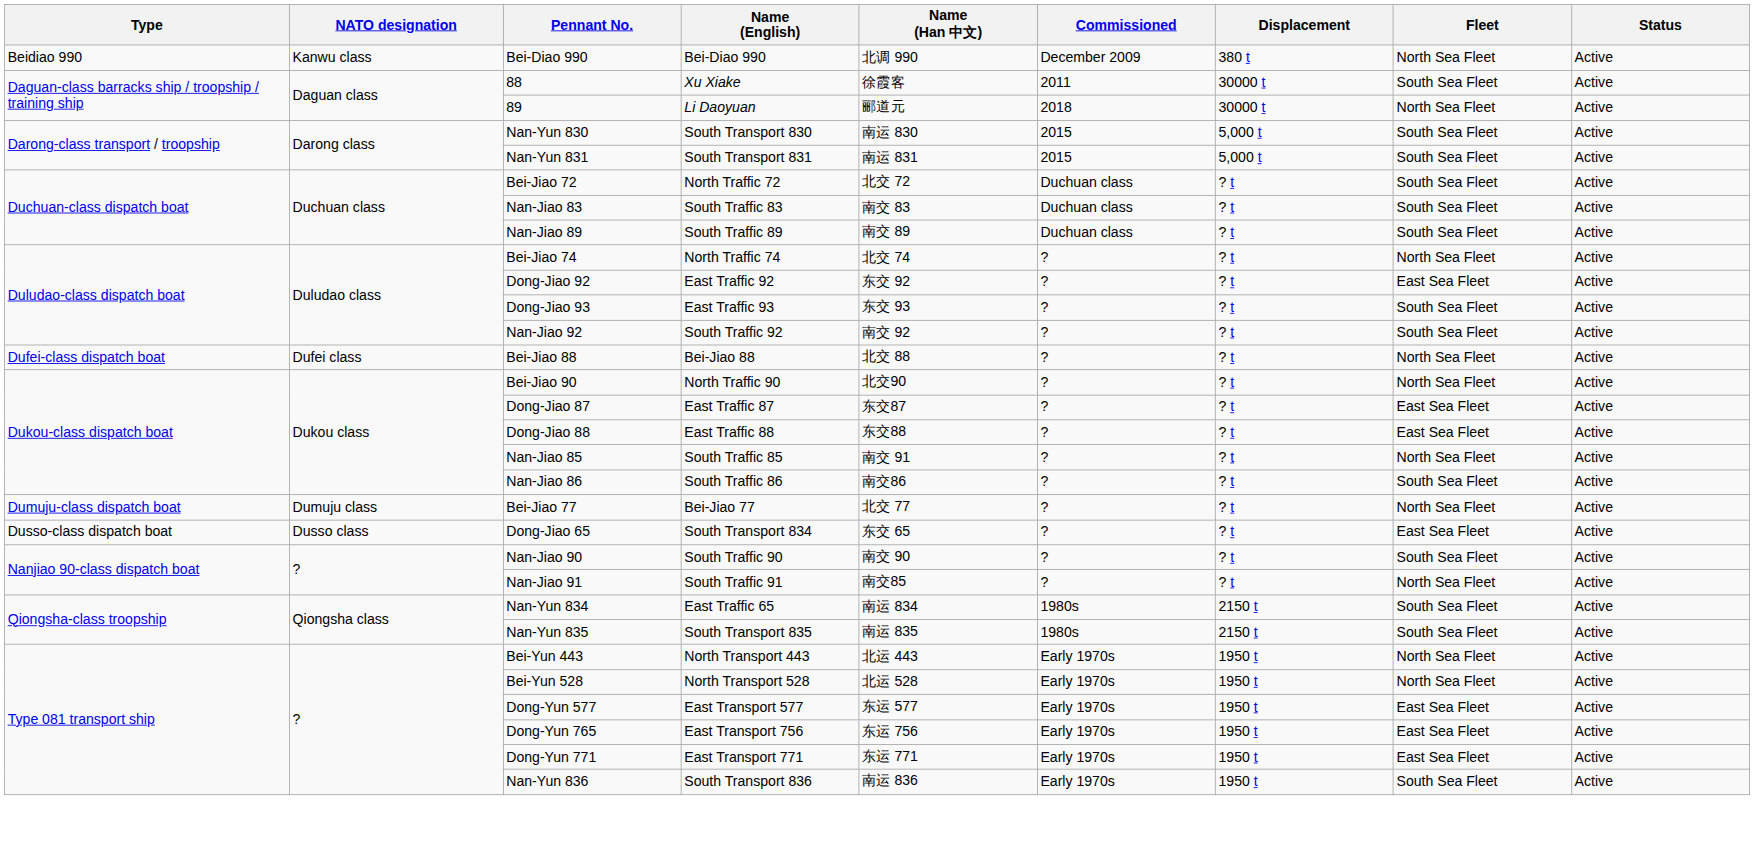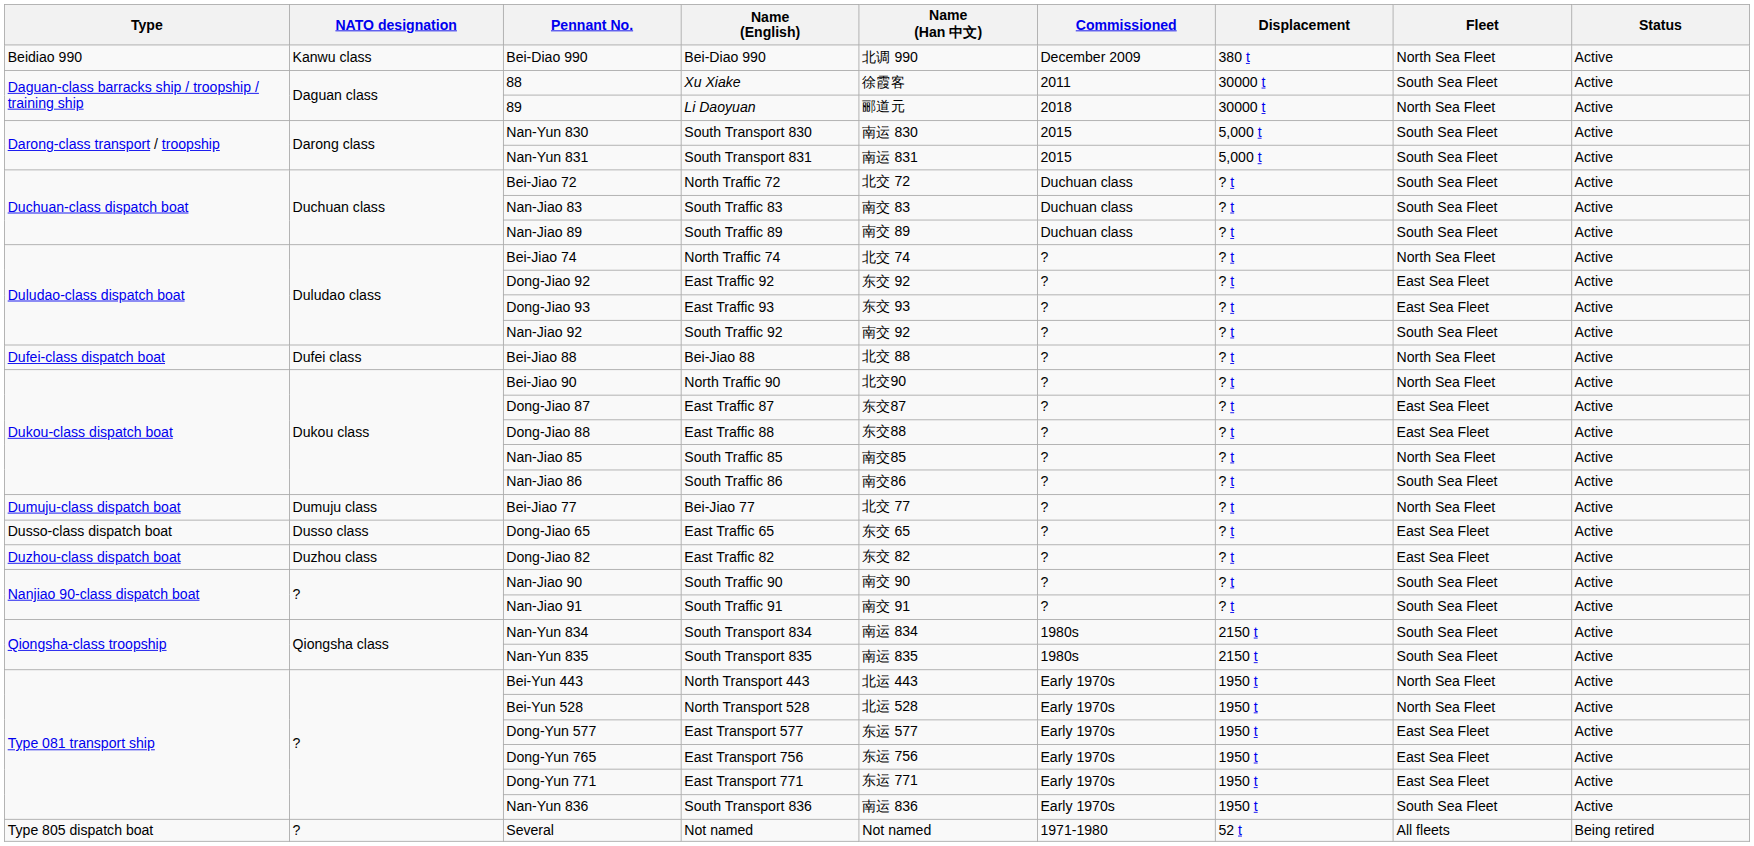(1447, 307) South Sea Fleet -> (1443, 307) East Sea Fleet
(886, 456) 南交 91 -> (884, 456) 南交85
(748, 532) South Transport 834 -> (729, 532) East Traffic 65
+ row: (548, 557)
(884, 581) 南交85 -> (886, 606) 南交 91
(1446, 582) North Sea Fleet -> (1447, 607) South Sea Fleet
(729, 607) East Traffic 65 -> (748, 632) South Transport 834
+ row: (530, 830)
